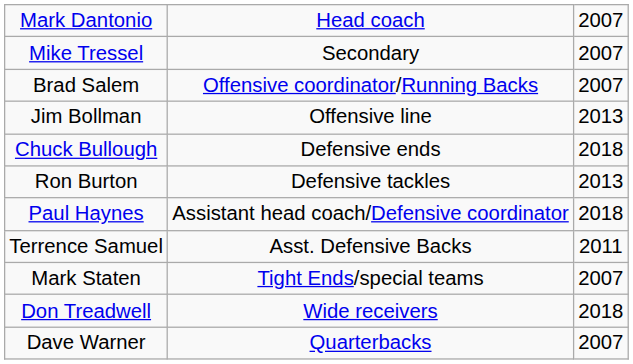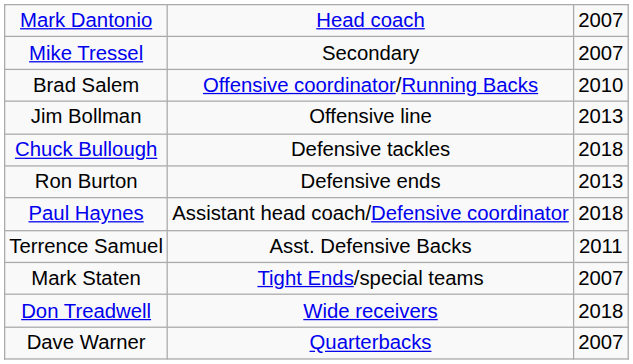(601, 85) 2007 -> (601, 85) 2010
(371, 149) Defensive ends -> (371, 149) Defensive tackles
(371, 181) Defensive tackles -> (371, 181) Defensive ends
